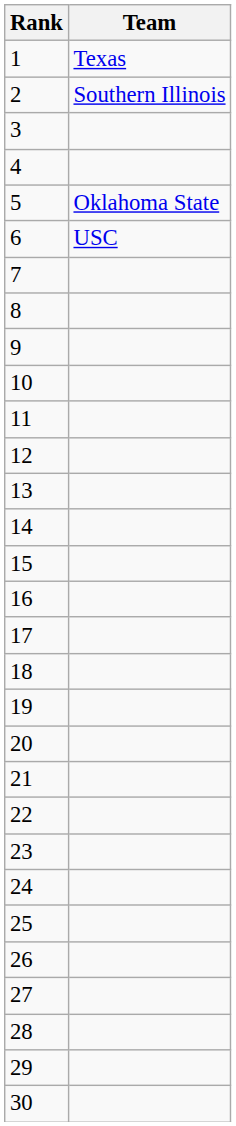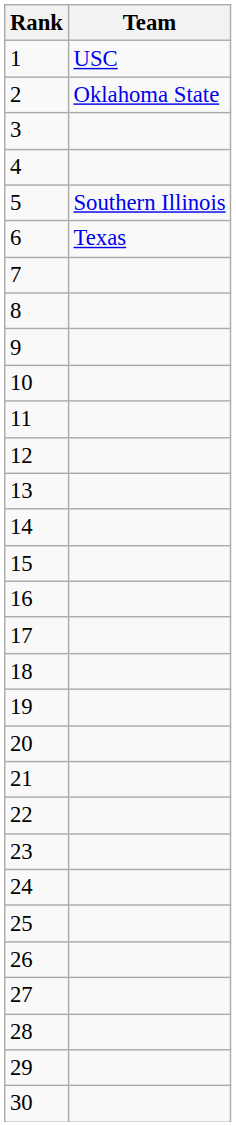(100, 58) Texas -> (96, 58) USC
(150, 94) Southern Illinois -> (146, 94) Oklahoma State
(146, 202) Oklahoma State -> (150, 202) Southern Illinois
(96, 238) USC -> (100, 238) Texas
